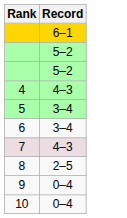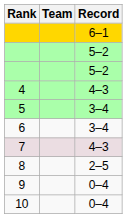+ column: (57, 14)
